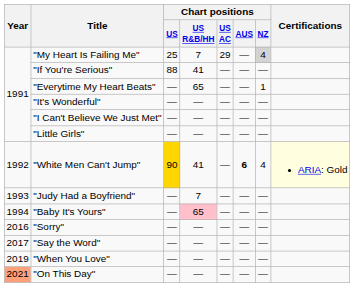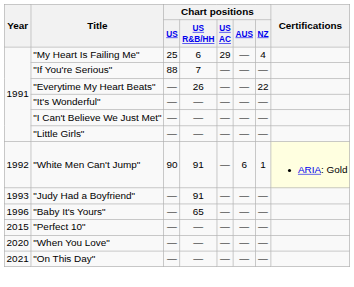(198, 54) 7 -> (198, 54) 6
(263, 54) lightgrey background -> (263, 54) no background
(198, 70) 41 -> (198, 70) 7
(198, 86) 65 -> (198, 86) 26
(263, 86) 1 -> (263, 86) 22
(172, 164) gold background -> (172, 164) no background
(198, 164) 41 -> (198, 164) 91
(244, 164) bold -> (244, 164) normal
(263, 164) 4 -> (263, 164) 1
(198, 196) 7 -> (198, 196) 91
(18, 211) 1994 -> (18, 211) 1996
(198, 211) pink background -> (198, 211) no background
+ row: (59, 227)
- row: (49, 227)
- row: (67, 243)
(18, 259) 2019 -> (18, 243) 2020
(18, 274) lightsalmon background -> (18, 259) no background
